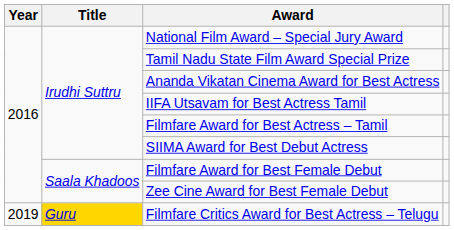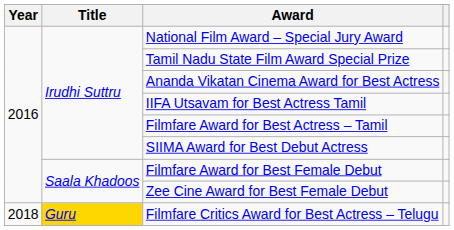(23, 214) 2019 -> (23, 214) 2018
